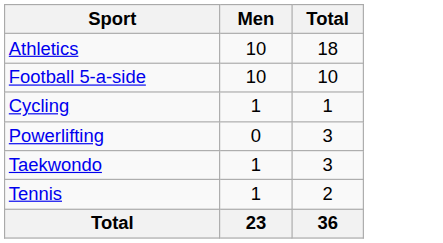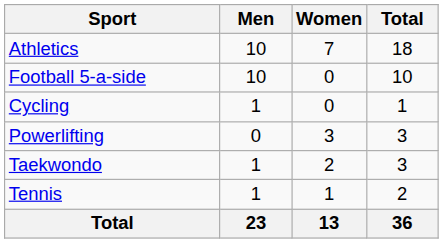+ column: (329, 19)
